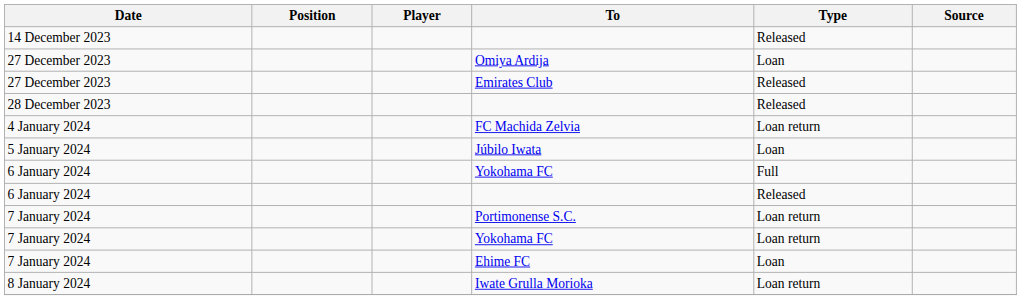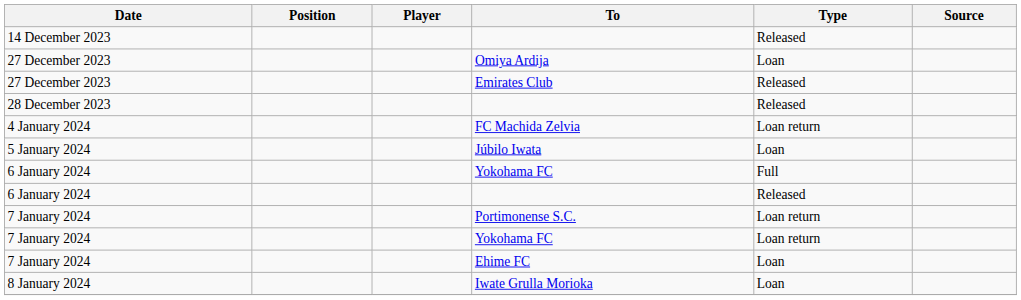(788, 283) Loan return -> (771, 283) Loan
